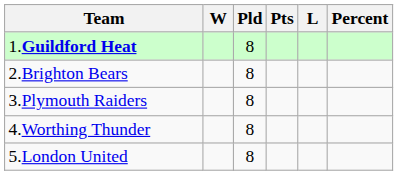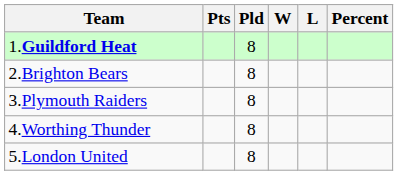columns swapped: (282, 18) <-> (218, 18)
